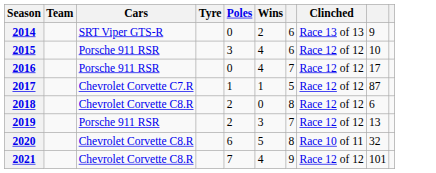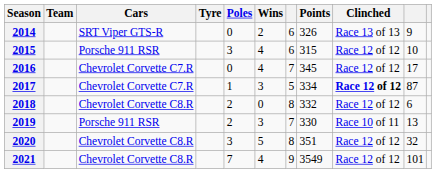+ column: (315, 13)
(119, 68) Porsche 911 RSR -> (136, 68) Chevrolet Corvette C7.R
(261, 86) 1 -> (261, 86) 3
(332, 86) normal -> (368, 86) bold
(332, 123) Race 12 of 12 -> (367, 123) Race 10 of 11
(230, 141) 6 -> (230, 141) 3
(331, 141) Race 10 of 11 -> (368, 141) Race 12 of 12
